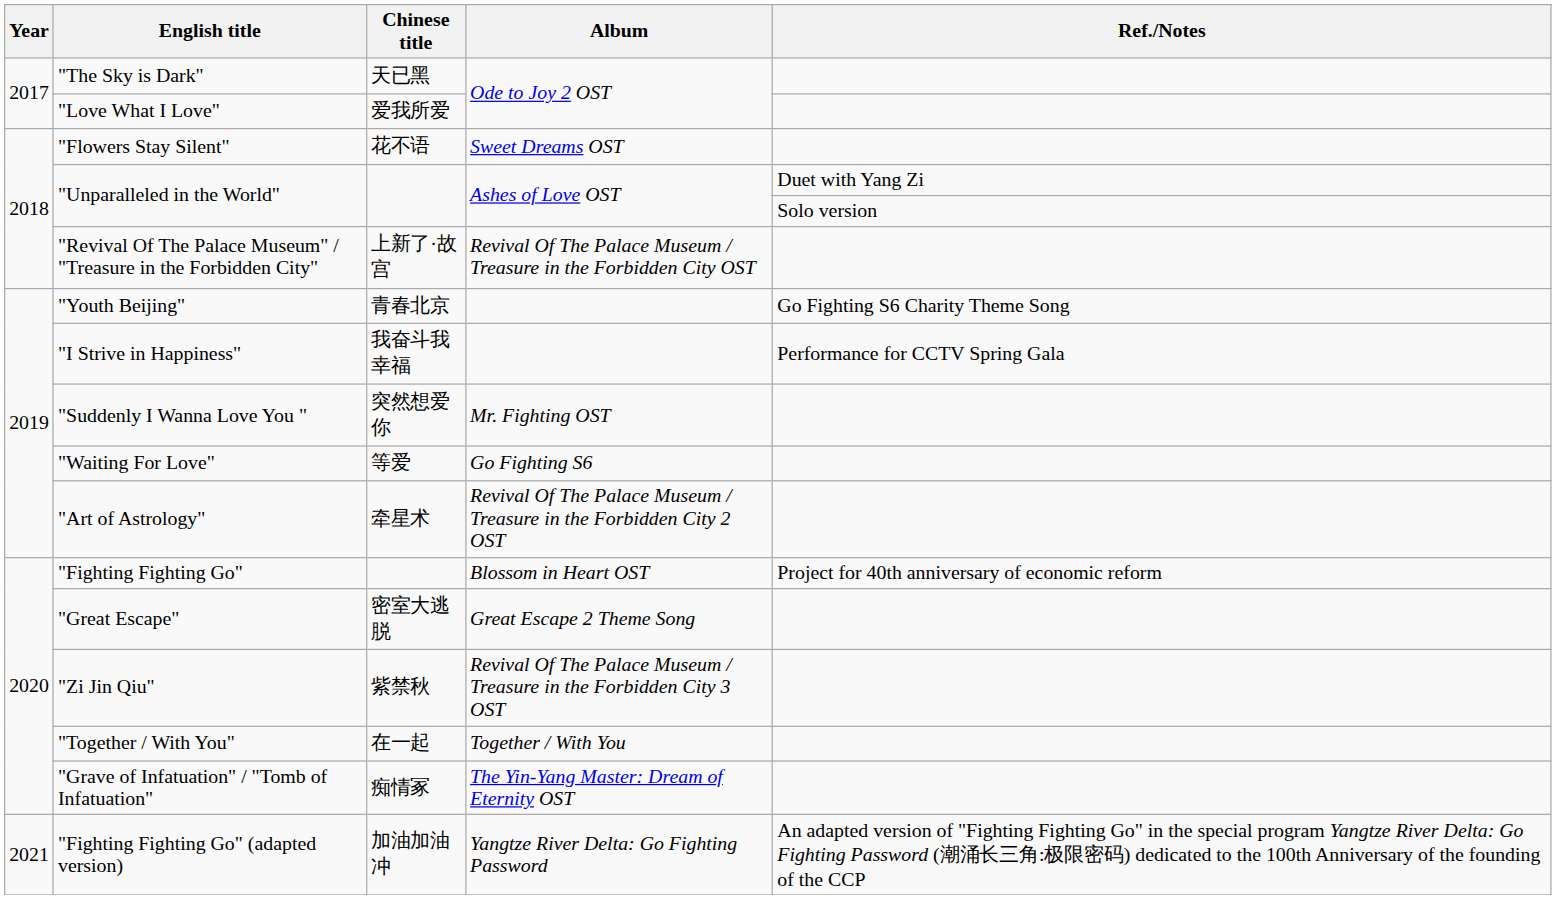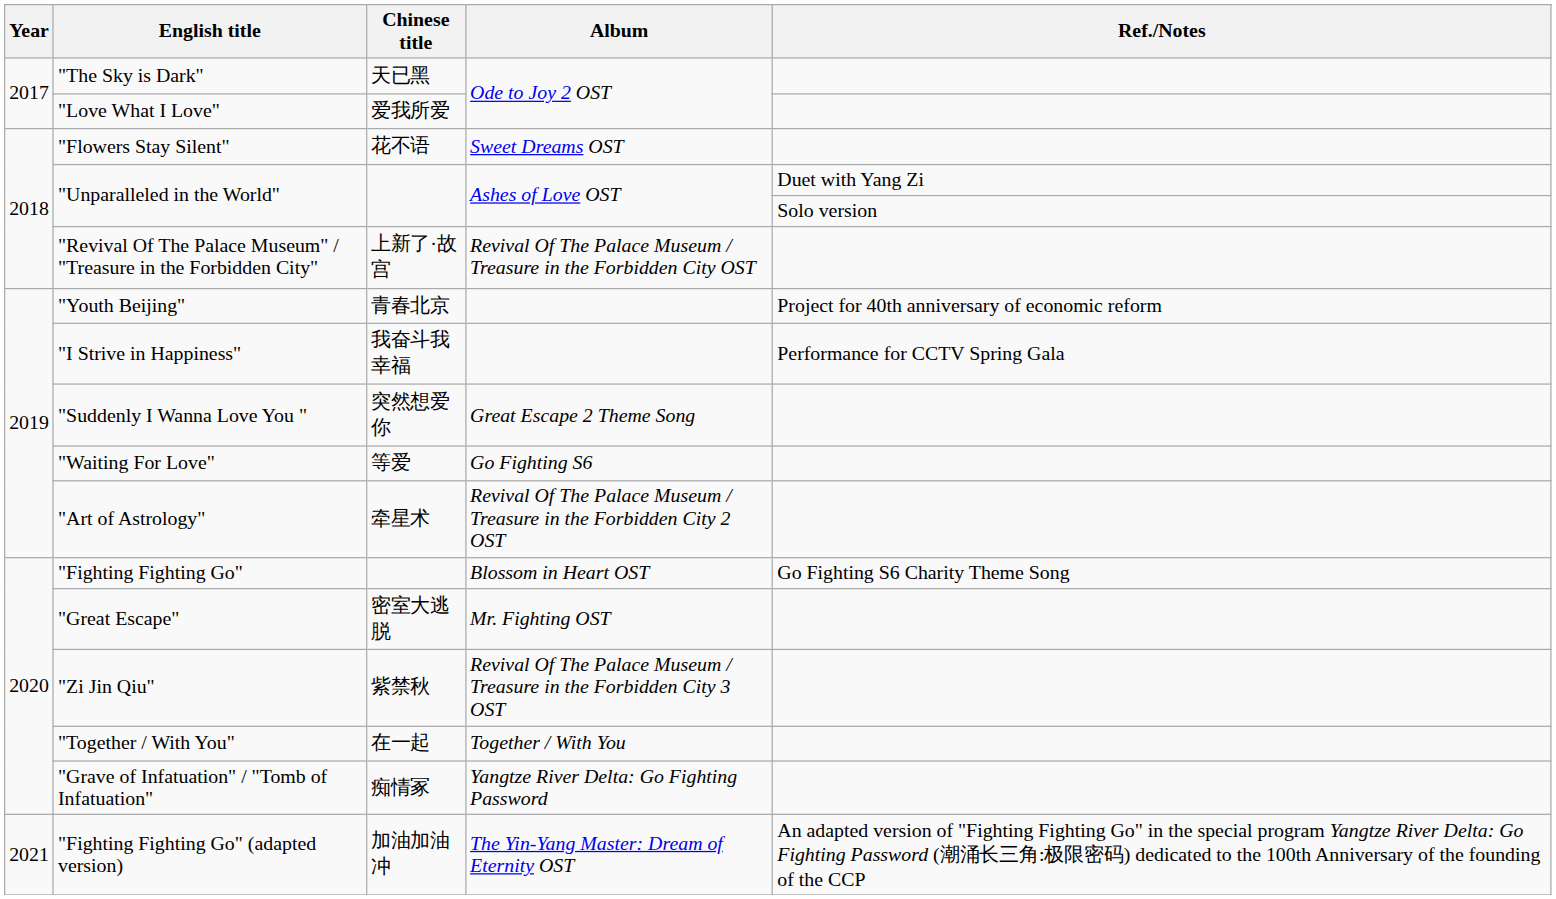(923, 305) Go Fighting S6 Charity Theme Song -> (970, 305) Project for 40th anniversary of economic reform
(540, 415) Mr. Fighting OST -> (583, 415) Great Escape 2 Theme Song
(970, 572) Project for 40th anniversary of economic reform -> (923, 572) Go Fighting S6 Charity Theme Song
(583, 618) Great Escape 2 Theme Song -> (540, 618) Mr. Fighting OST
(596, 787) The Yin-Yang Master: Dream of Eternity OST -> (604, 787) Yangtze River Delta: Go Fighting Password
(604, 854) Yangtze River Delta: Go Fighting Password -> (596, 854) The Yin-Yang Master: Dream of Eternity OST
